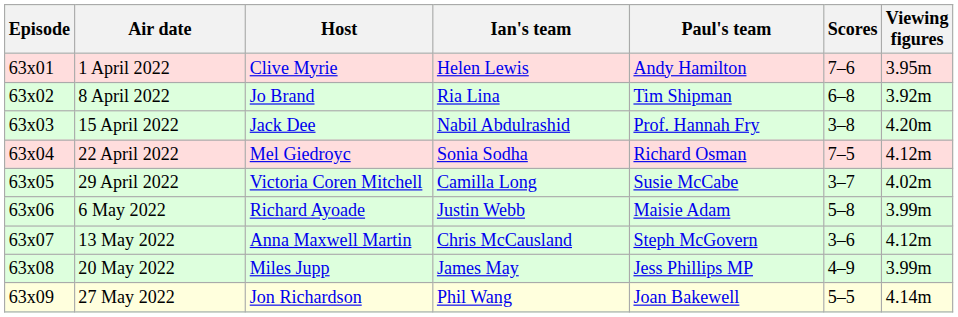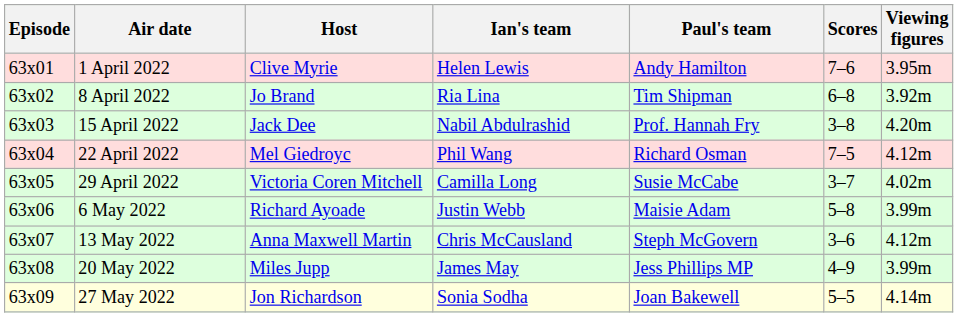(482, 153) Sonia Sodha -> (474, 153) Phil Wang
(474, 297) Phil Wang -> (482, 297) Sonia Sodha
